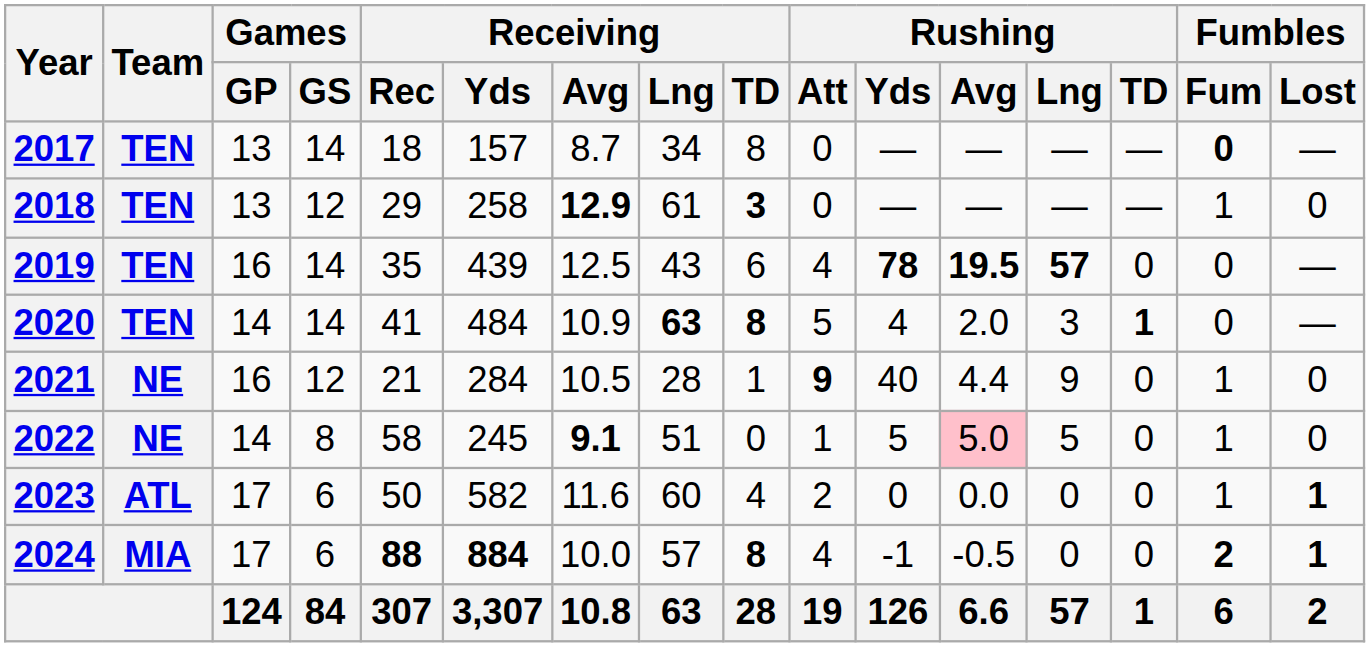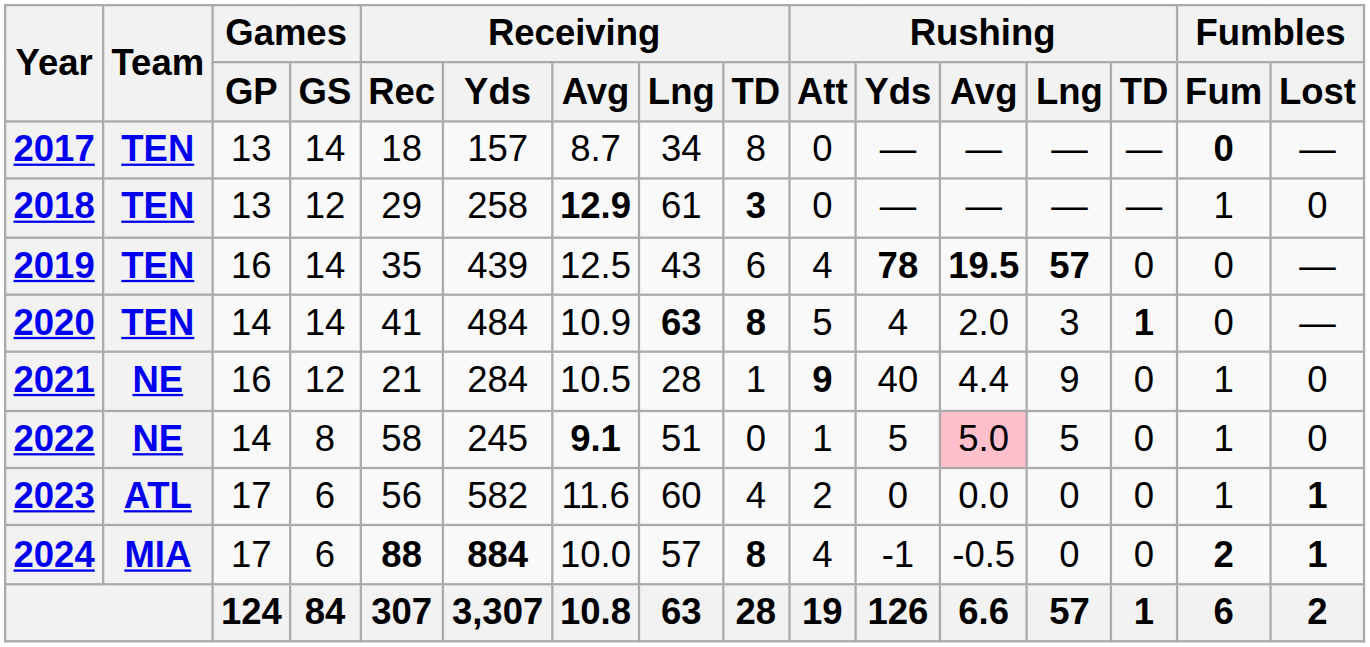(402, 496) 50 -> (402, 496) 56
